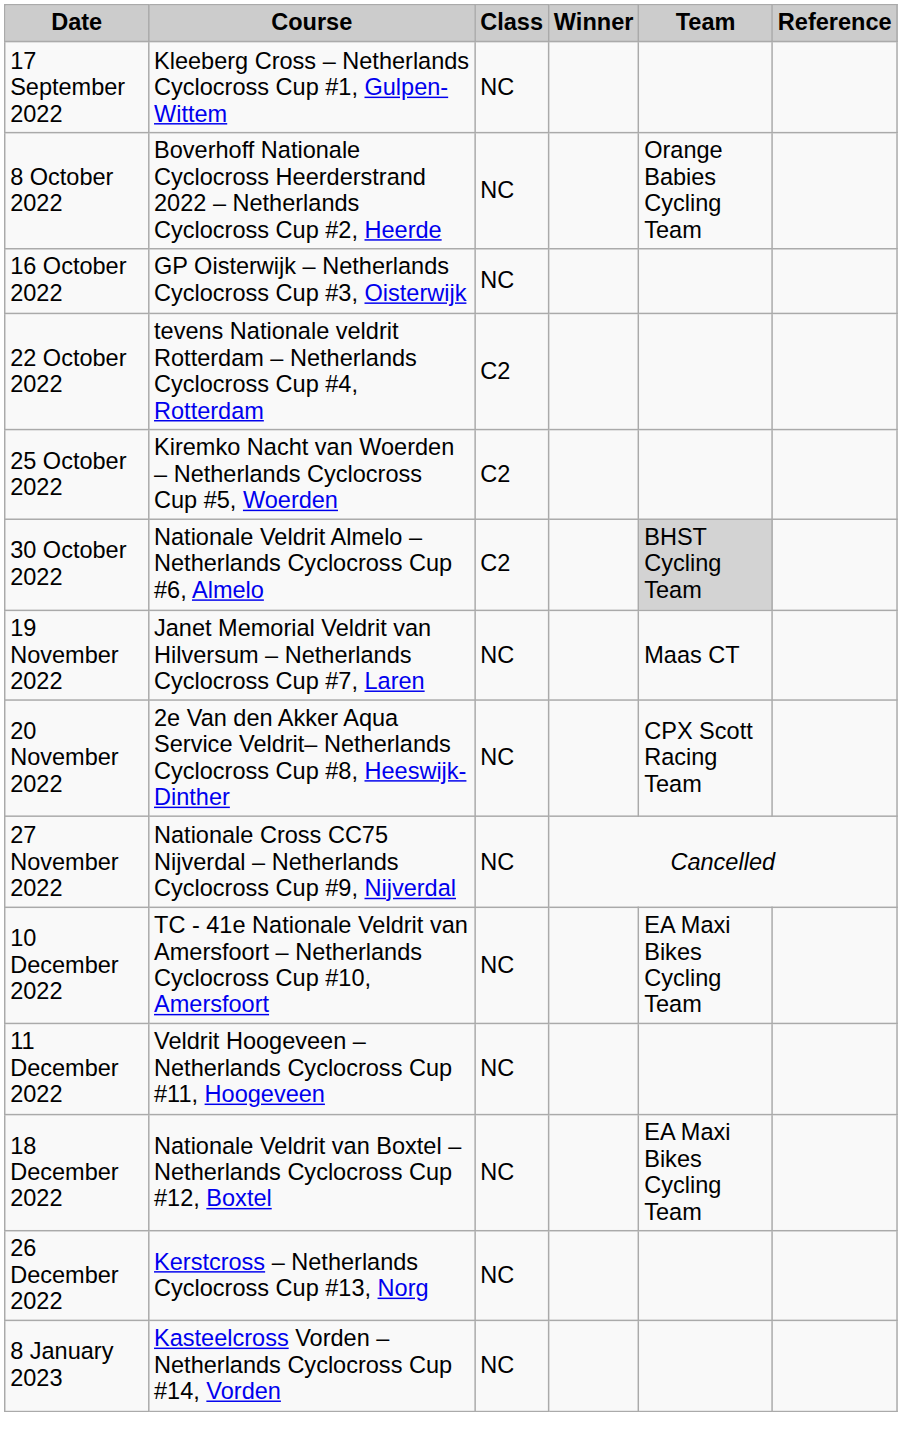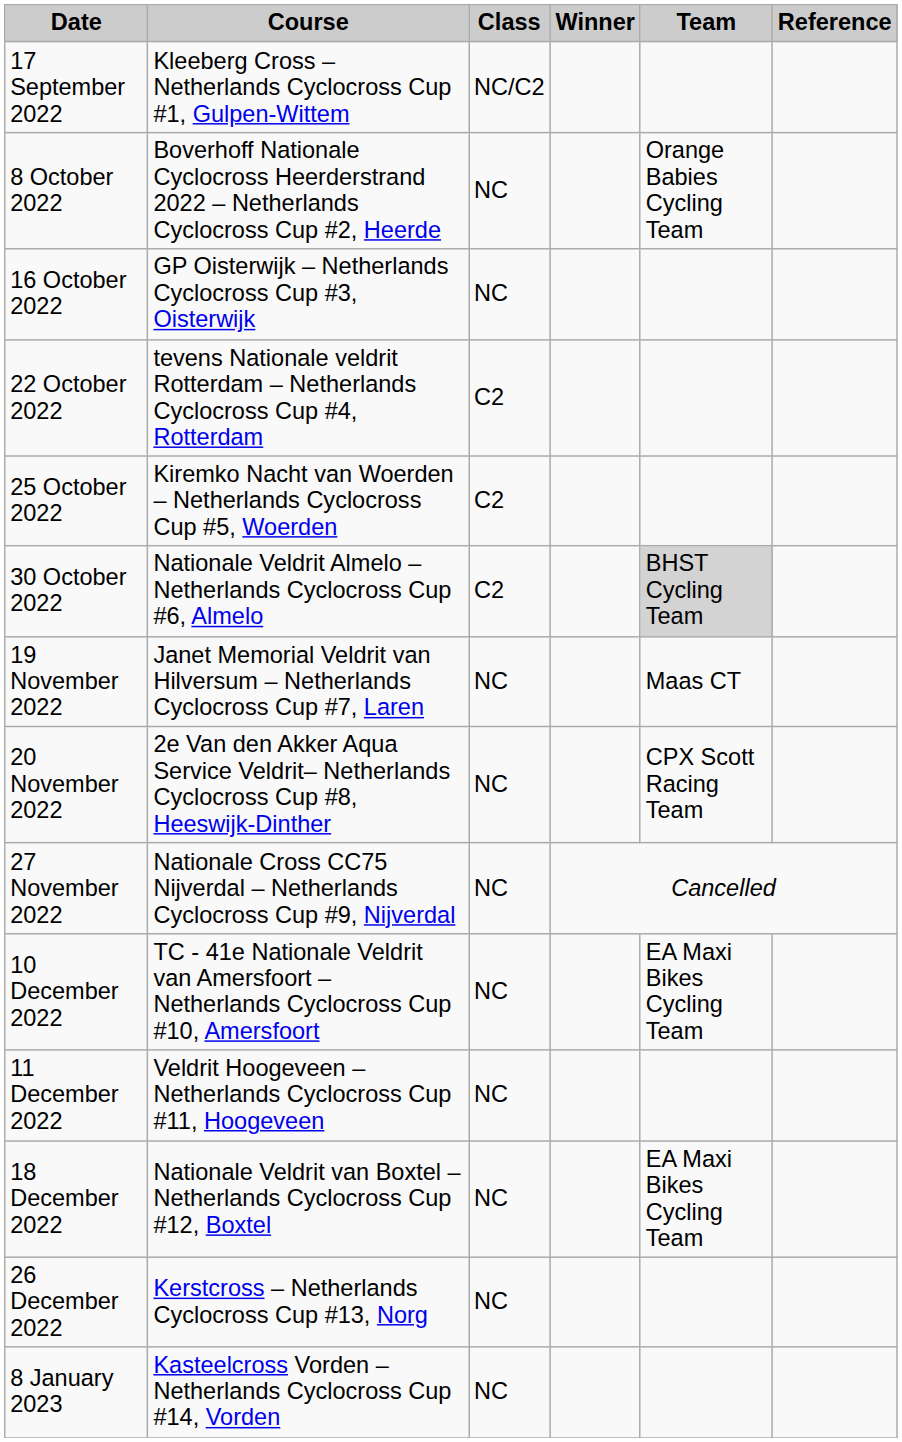(497, 86) NC -> (509, 86) NC/C2
